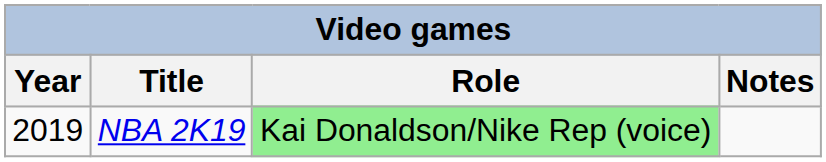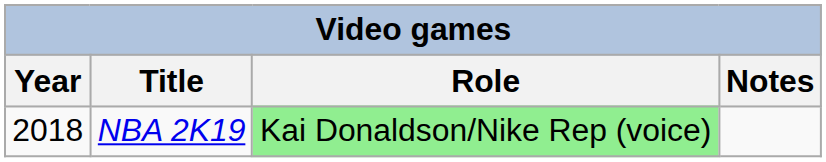(48, 130) 2019 -> (48, 130) 2018
